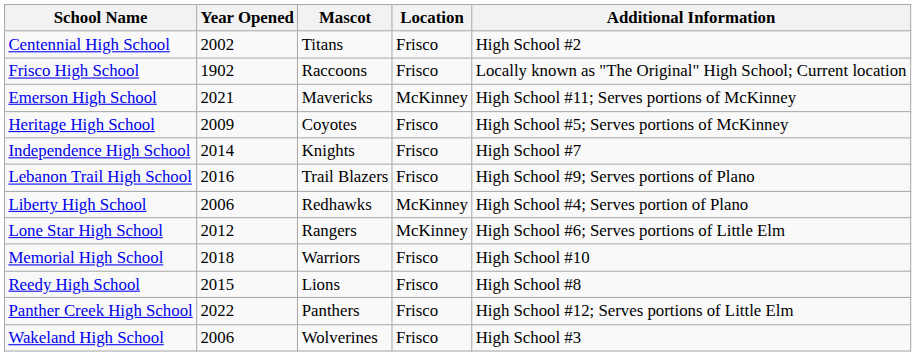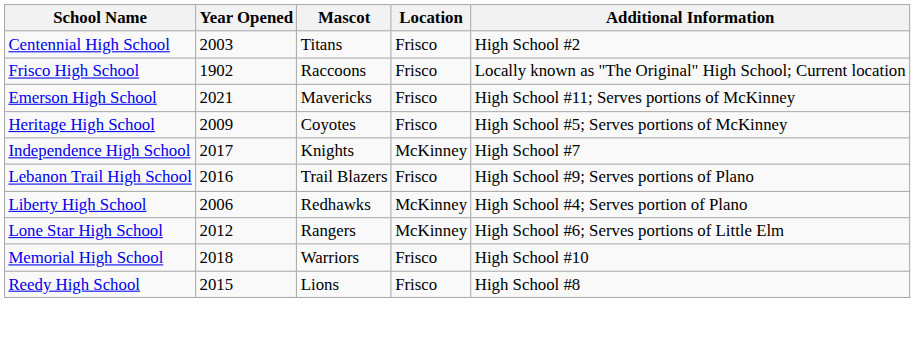(217, 44) 2002 -> (216, 44) 2003
(432, 97) McKinney -> (416, 97) Frisco
(217, 151) 2014 -> (216, 151) 2017
(417, 151) Frisco -> (431, 151) McKinney
- row: (101, 310)
- row: (86, 337)
